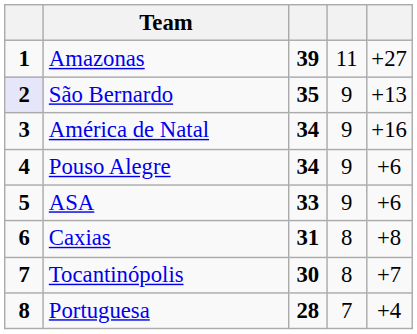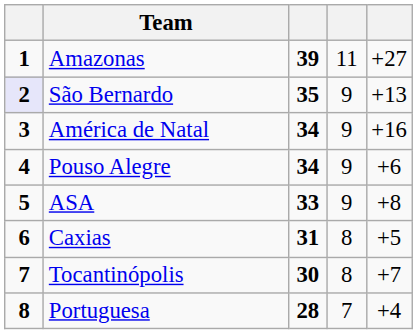(389, 202) +6 -> (389, 202) +8
(389, 238) +8 -> (389, 238) +5
